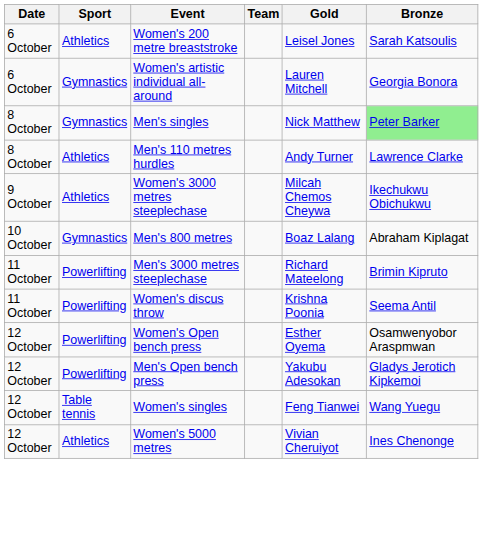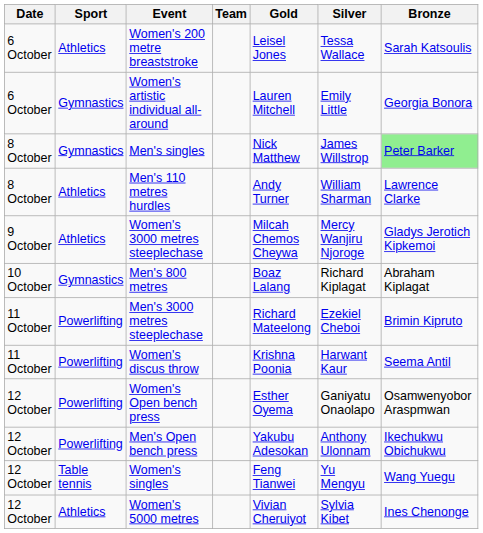+ column: (349, 14)
(400, 197) Ikechukwu Obichukwu -> (427, 239) Gladys Jerotich Kipkemoi
(412, 373) Gladys Jerotich Kipkemoi -> (415, 443) Ikechukwu Obichukwu
